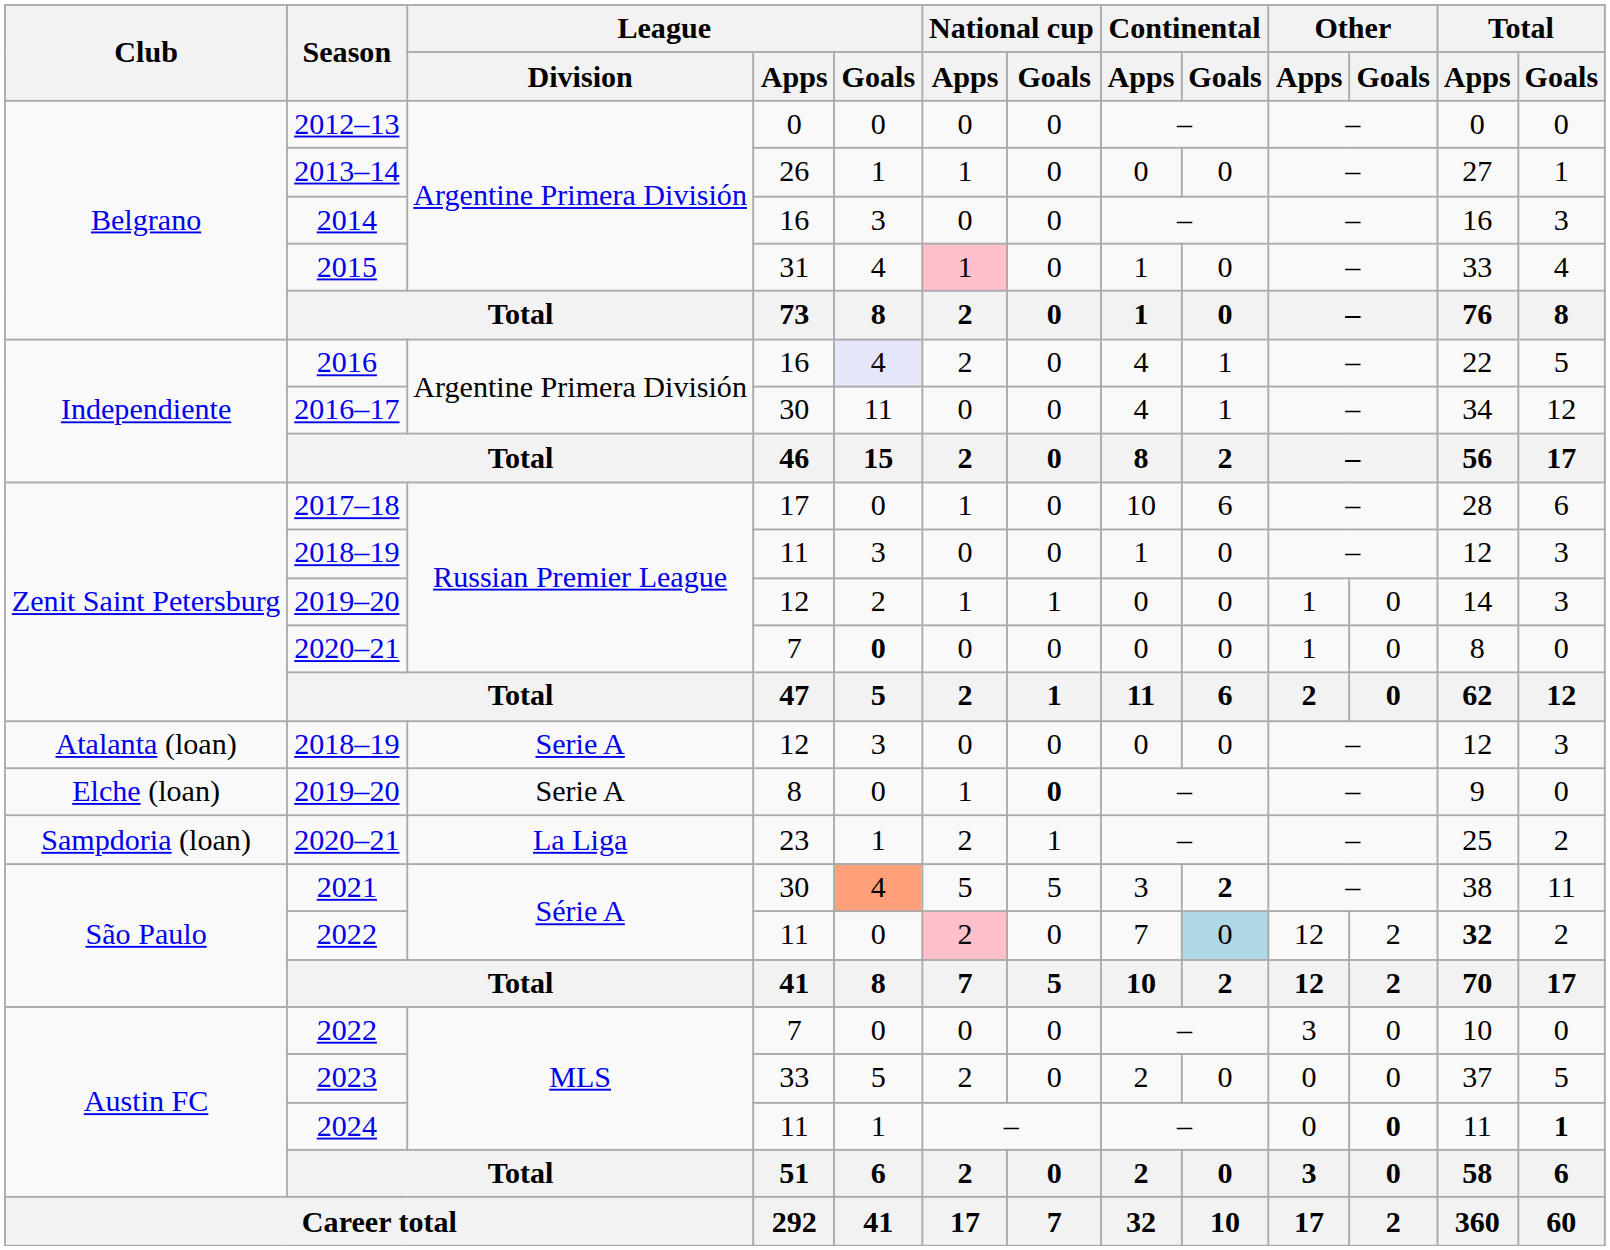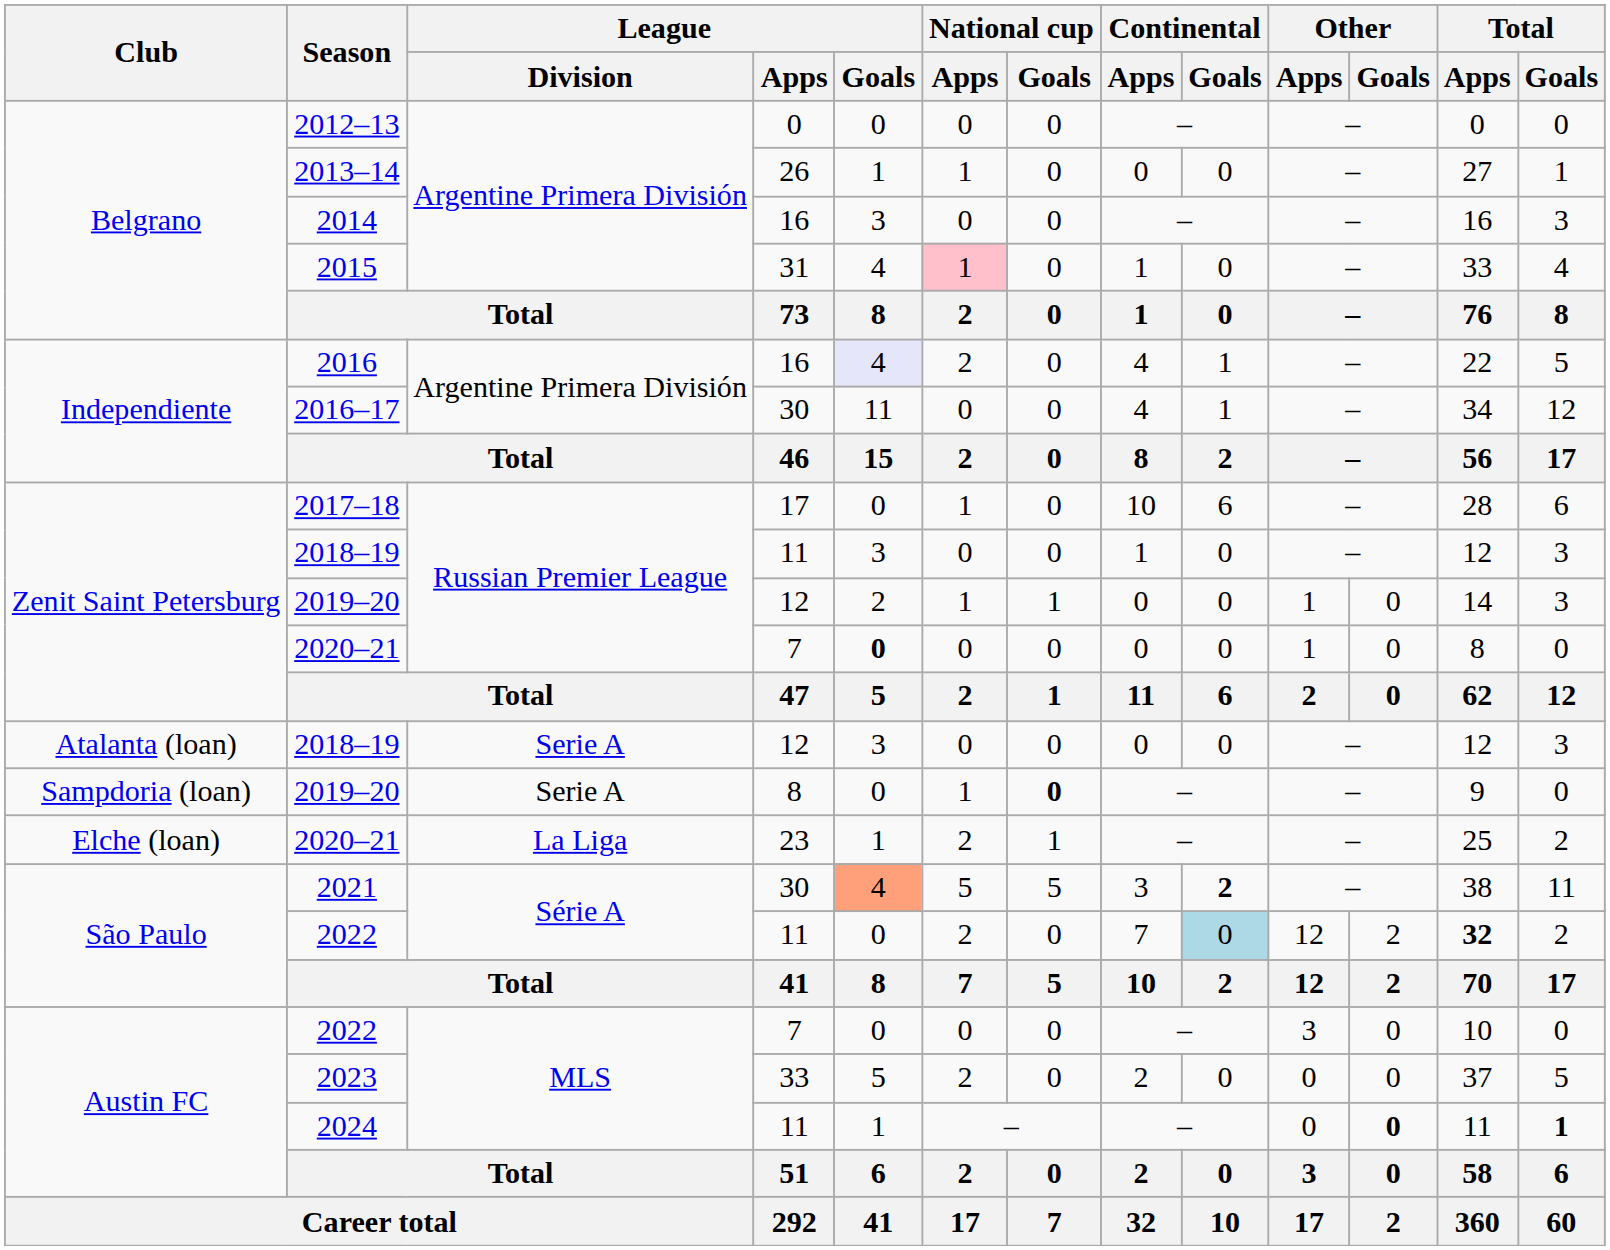(146, 791) Elche (loan) -> (146, 791) Sampdoria (loan)
(146, 839) Sampdoria (loan) -> (146, 839) Elche (loan)
(965, 934) pink background -> (965, 934) no background
